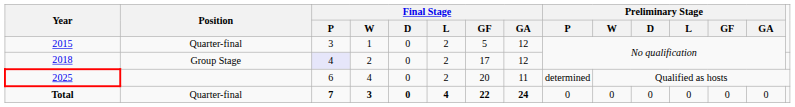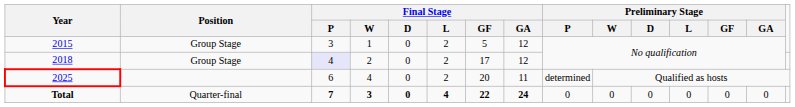(216, 44) Quarter-final -> (216, 44) Group Stage
